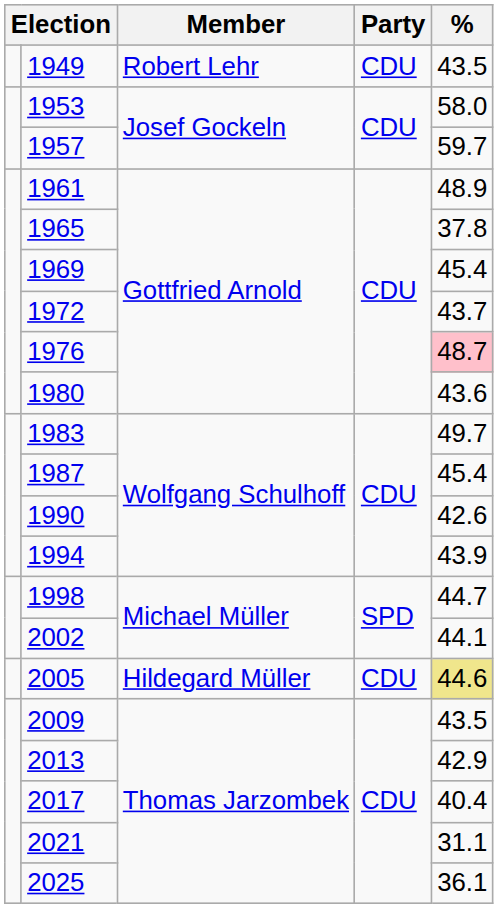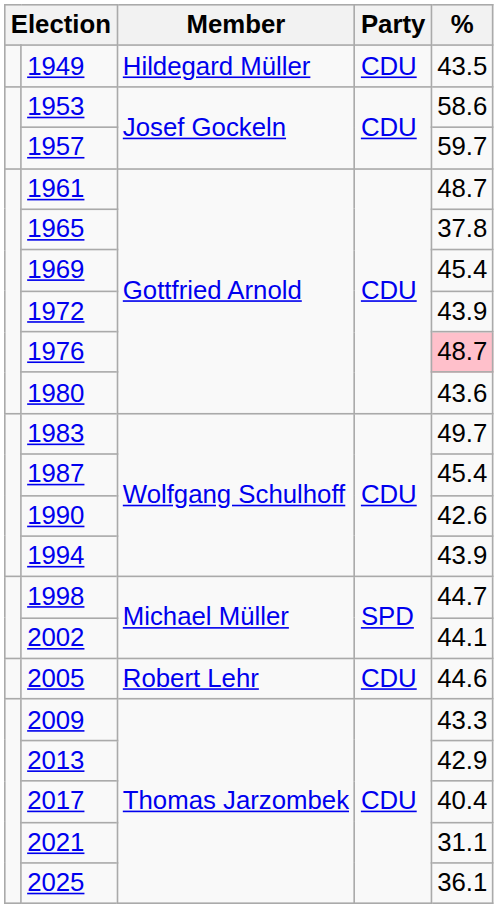(191, 65) Robert Lehr -> (217, 65) Hildegard Müller
(462, 106) 58.0 -> (462, 106) 58.6
(462, 188) 48.9 -> (462, 188) 48.7
(462, 310) 43.7 -> (462, 310) 43.9
(217, 678) Hildegard Müller -> (191, 678) Robert Lehr
(462, 678) khaki background -> (462, 678) no background
(462, 719) 43.5 -> (462, 719) 43.3
